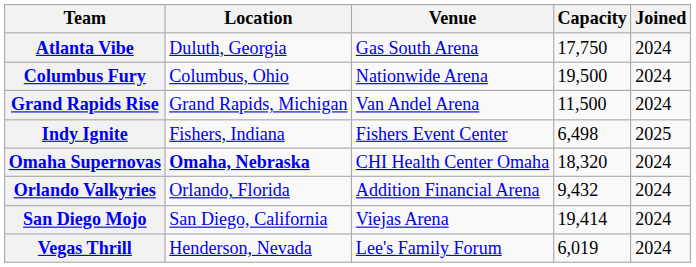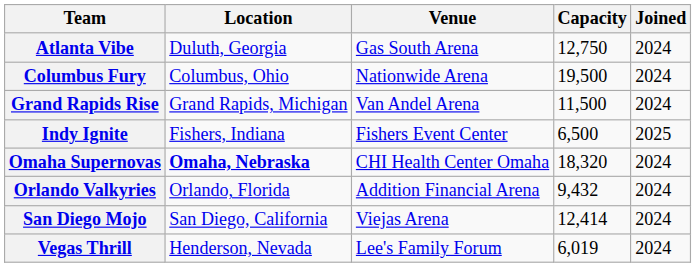(582, 47) 17,750 -> (582, 47) 12,750
(578, 133) 6,498 -> (578, 133) 6,500
(582, 219) 19,414 -> (582, 219) 12,414
